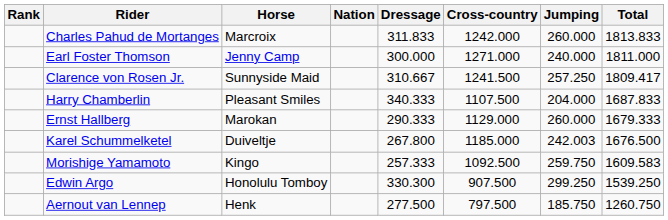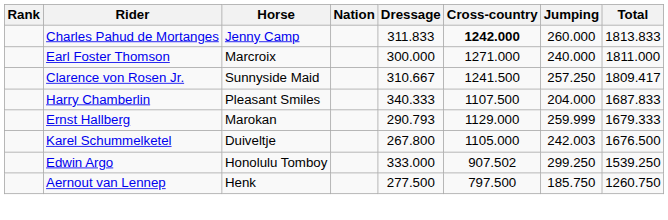(250, 36) Marcroix -> (262, 36) Jenny Camp
(492, 36) normal -> (492, 36) bold
(262, 57) Jenny Camp -> (250, 57) Marcroix
(411, 120) 290.333 -> (411, 120) 290.793
(571, 120) 260.000 -> (571, 120) 259.999
(492, 141) 1185.000 -> (492, 141) 1105.000
- row: (108, 162)
(411, 183) 330.300 -> (411, 162) 333.000
(492, 183) 907.500 -> (492, 162) 907.502
